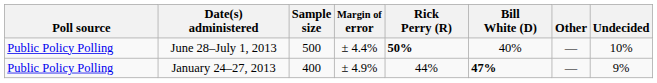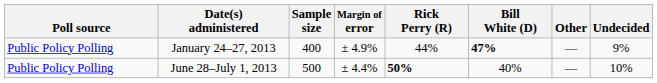rows swapped: (224, 48) <-> (224, 68)
